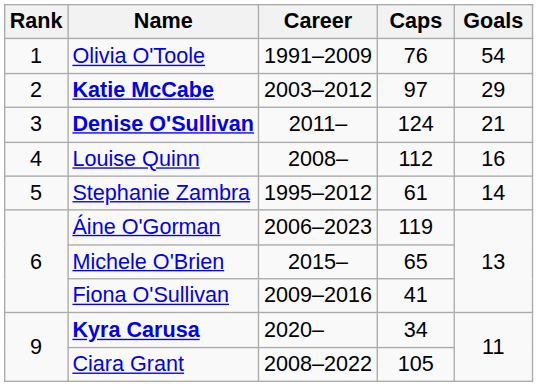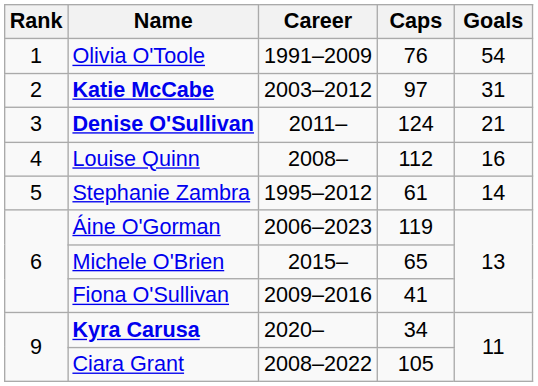(493, 90) 29 -> (493, 90) 31
